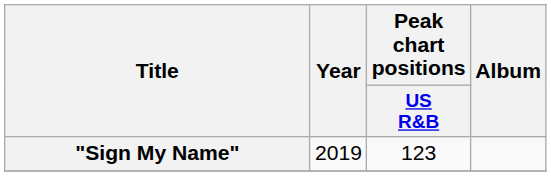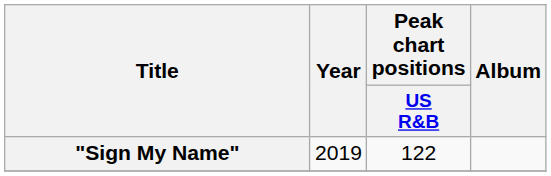(419, 153) 123 -> (419, 153) 122
